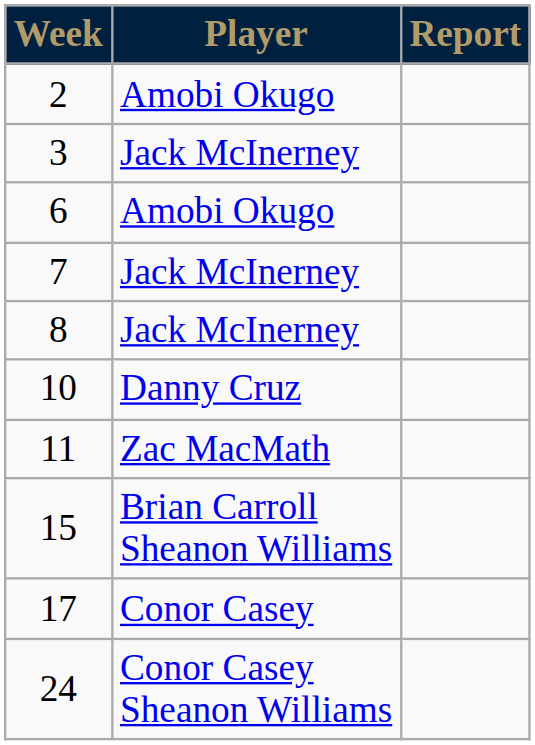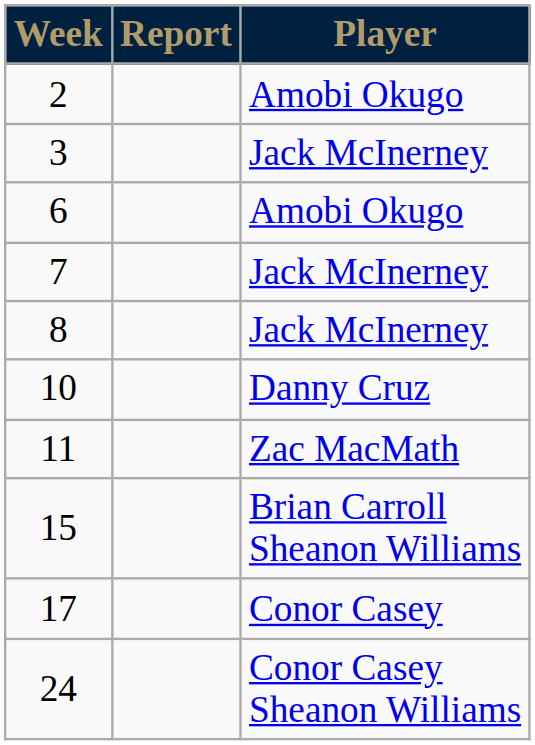columns swapped: (256, 34) <-> (465, 34)
